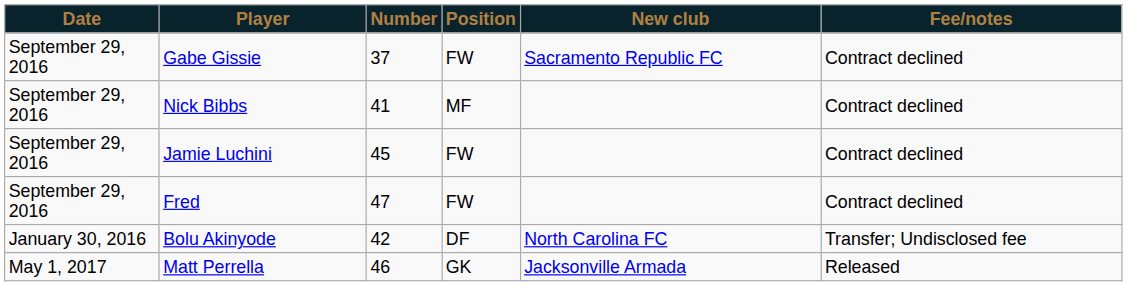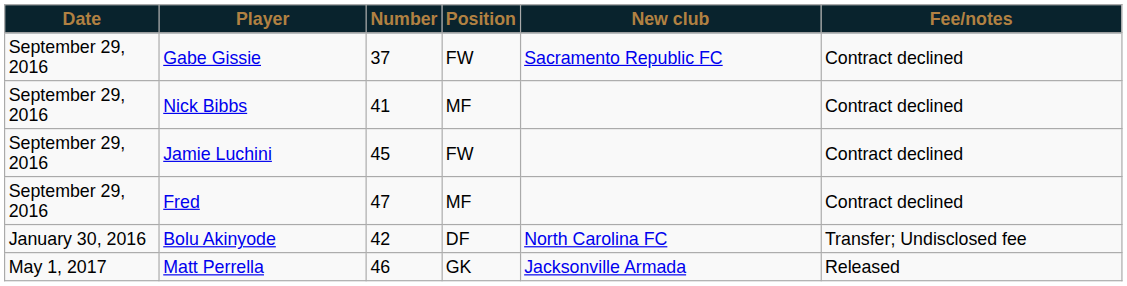(460, 201) FW -> (459, 201) MF
